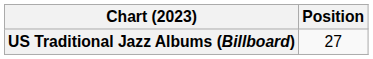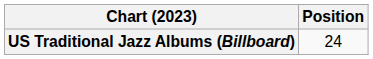(333, 41) 27 -> (333, 41) 24
